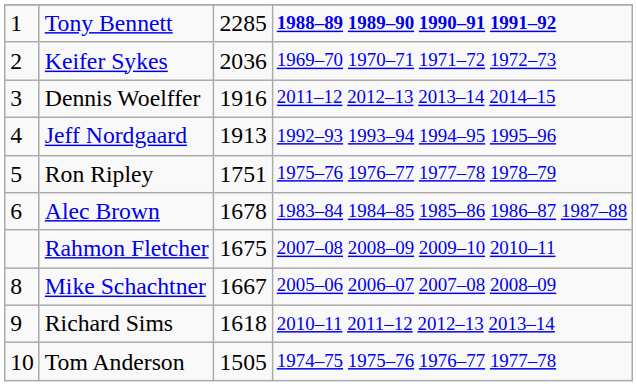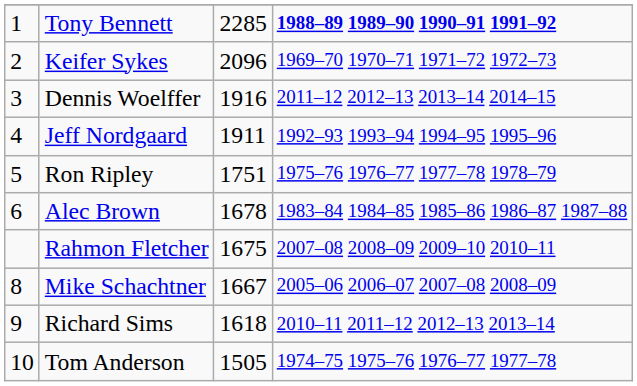(243, 60) 2036 -> (243, 60) 2096
(243, 135) 1913 -> (243, 135) 1911
